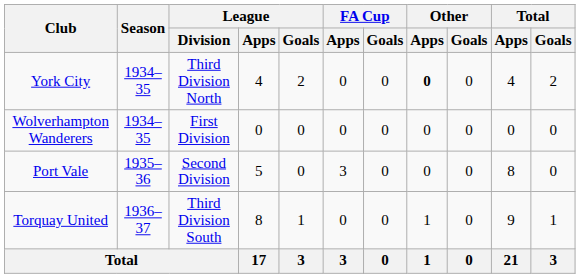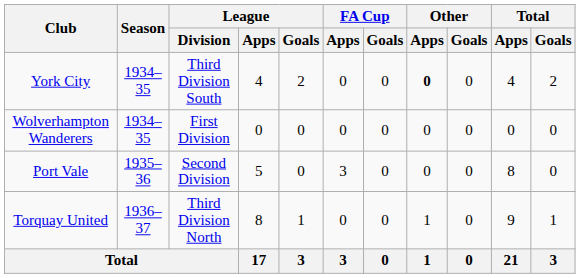(204, 81) Third Division North -> (204, 81) Third Division South
(204, 220) Third Division South -> (204, 220) Third Division North
